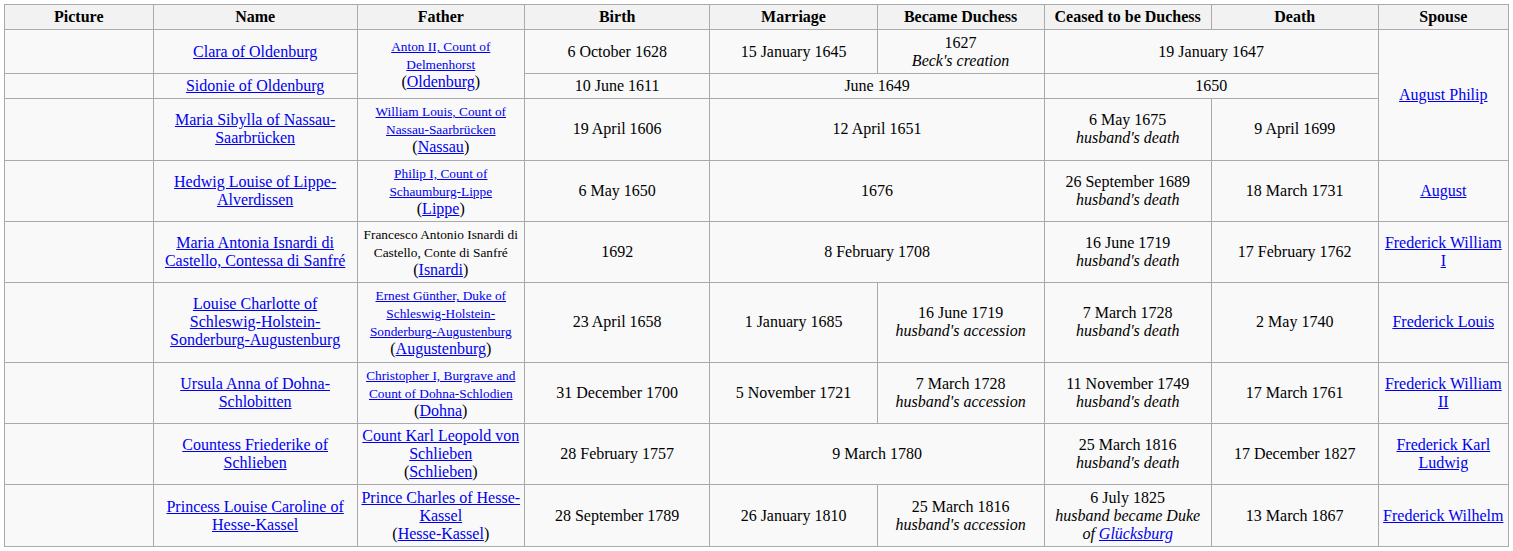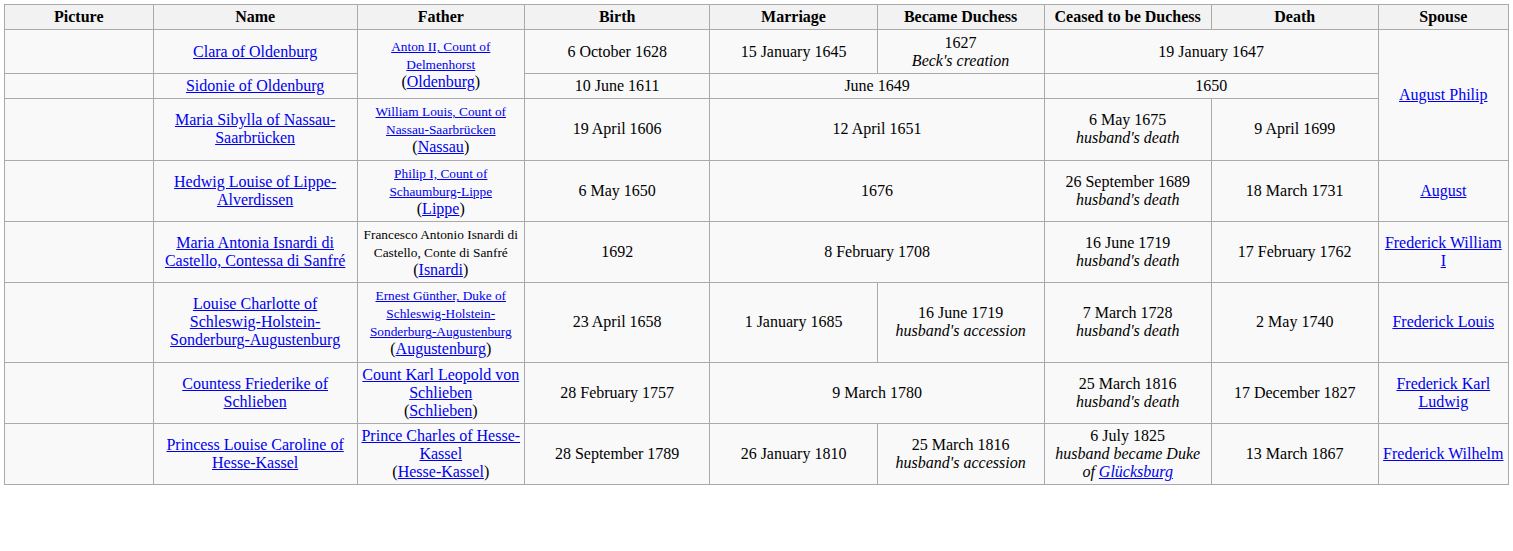- row: (255, 392)
